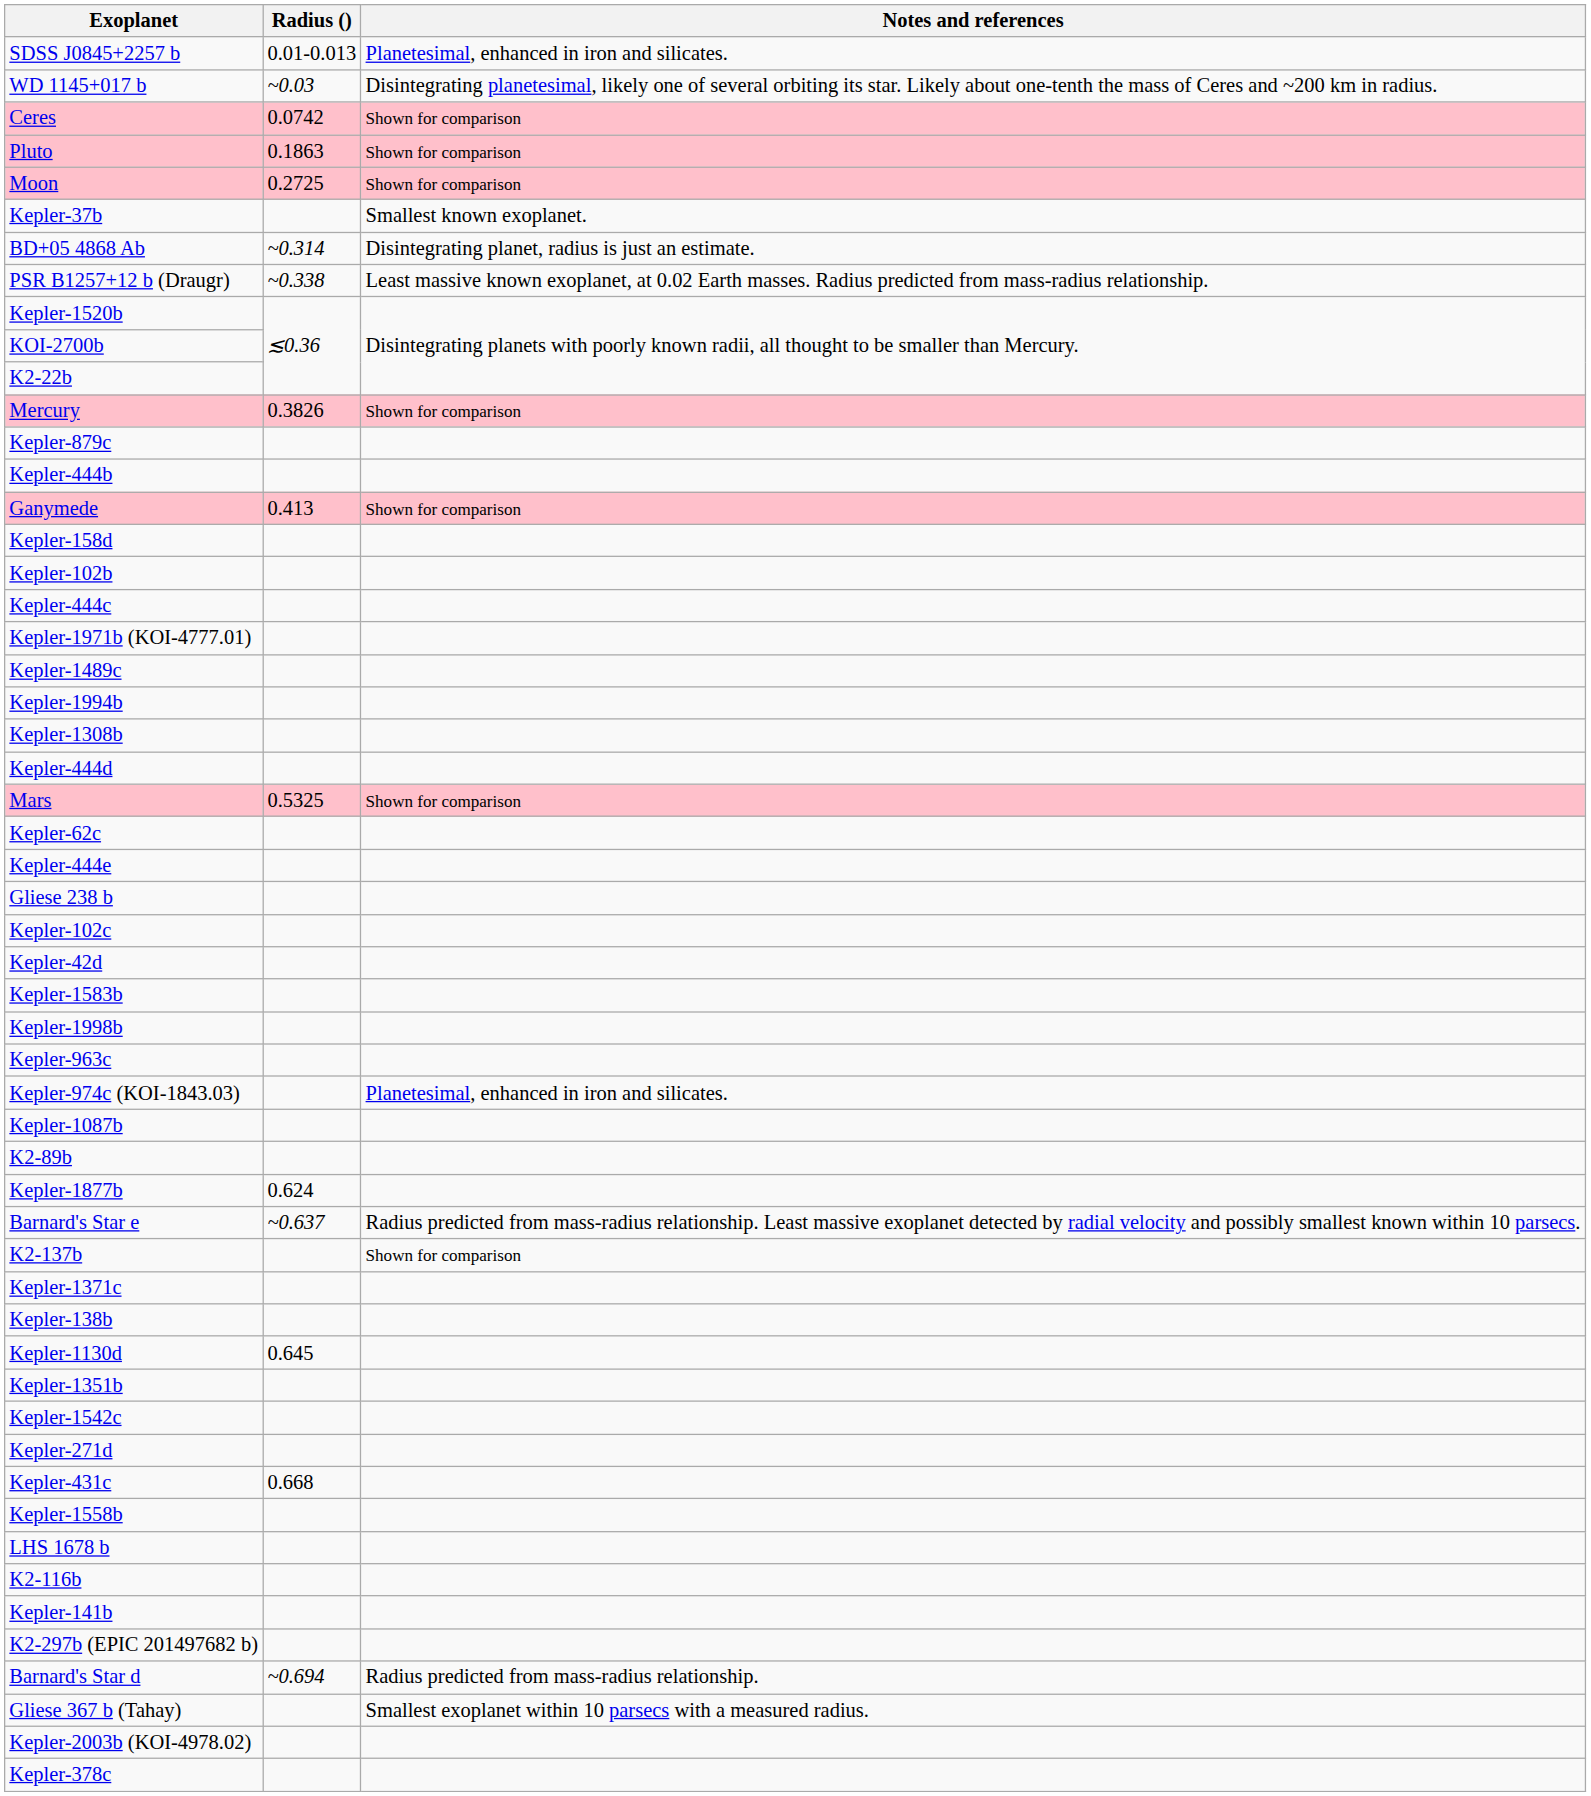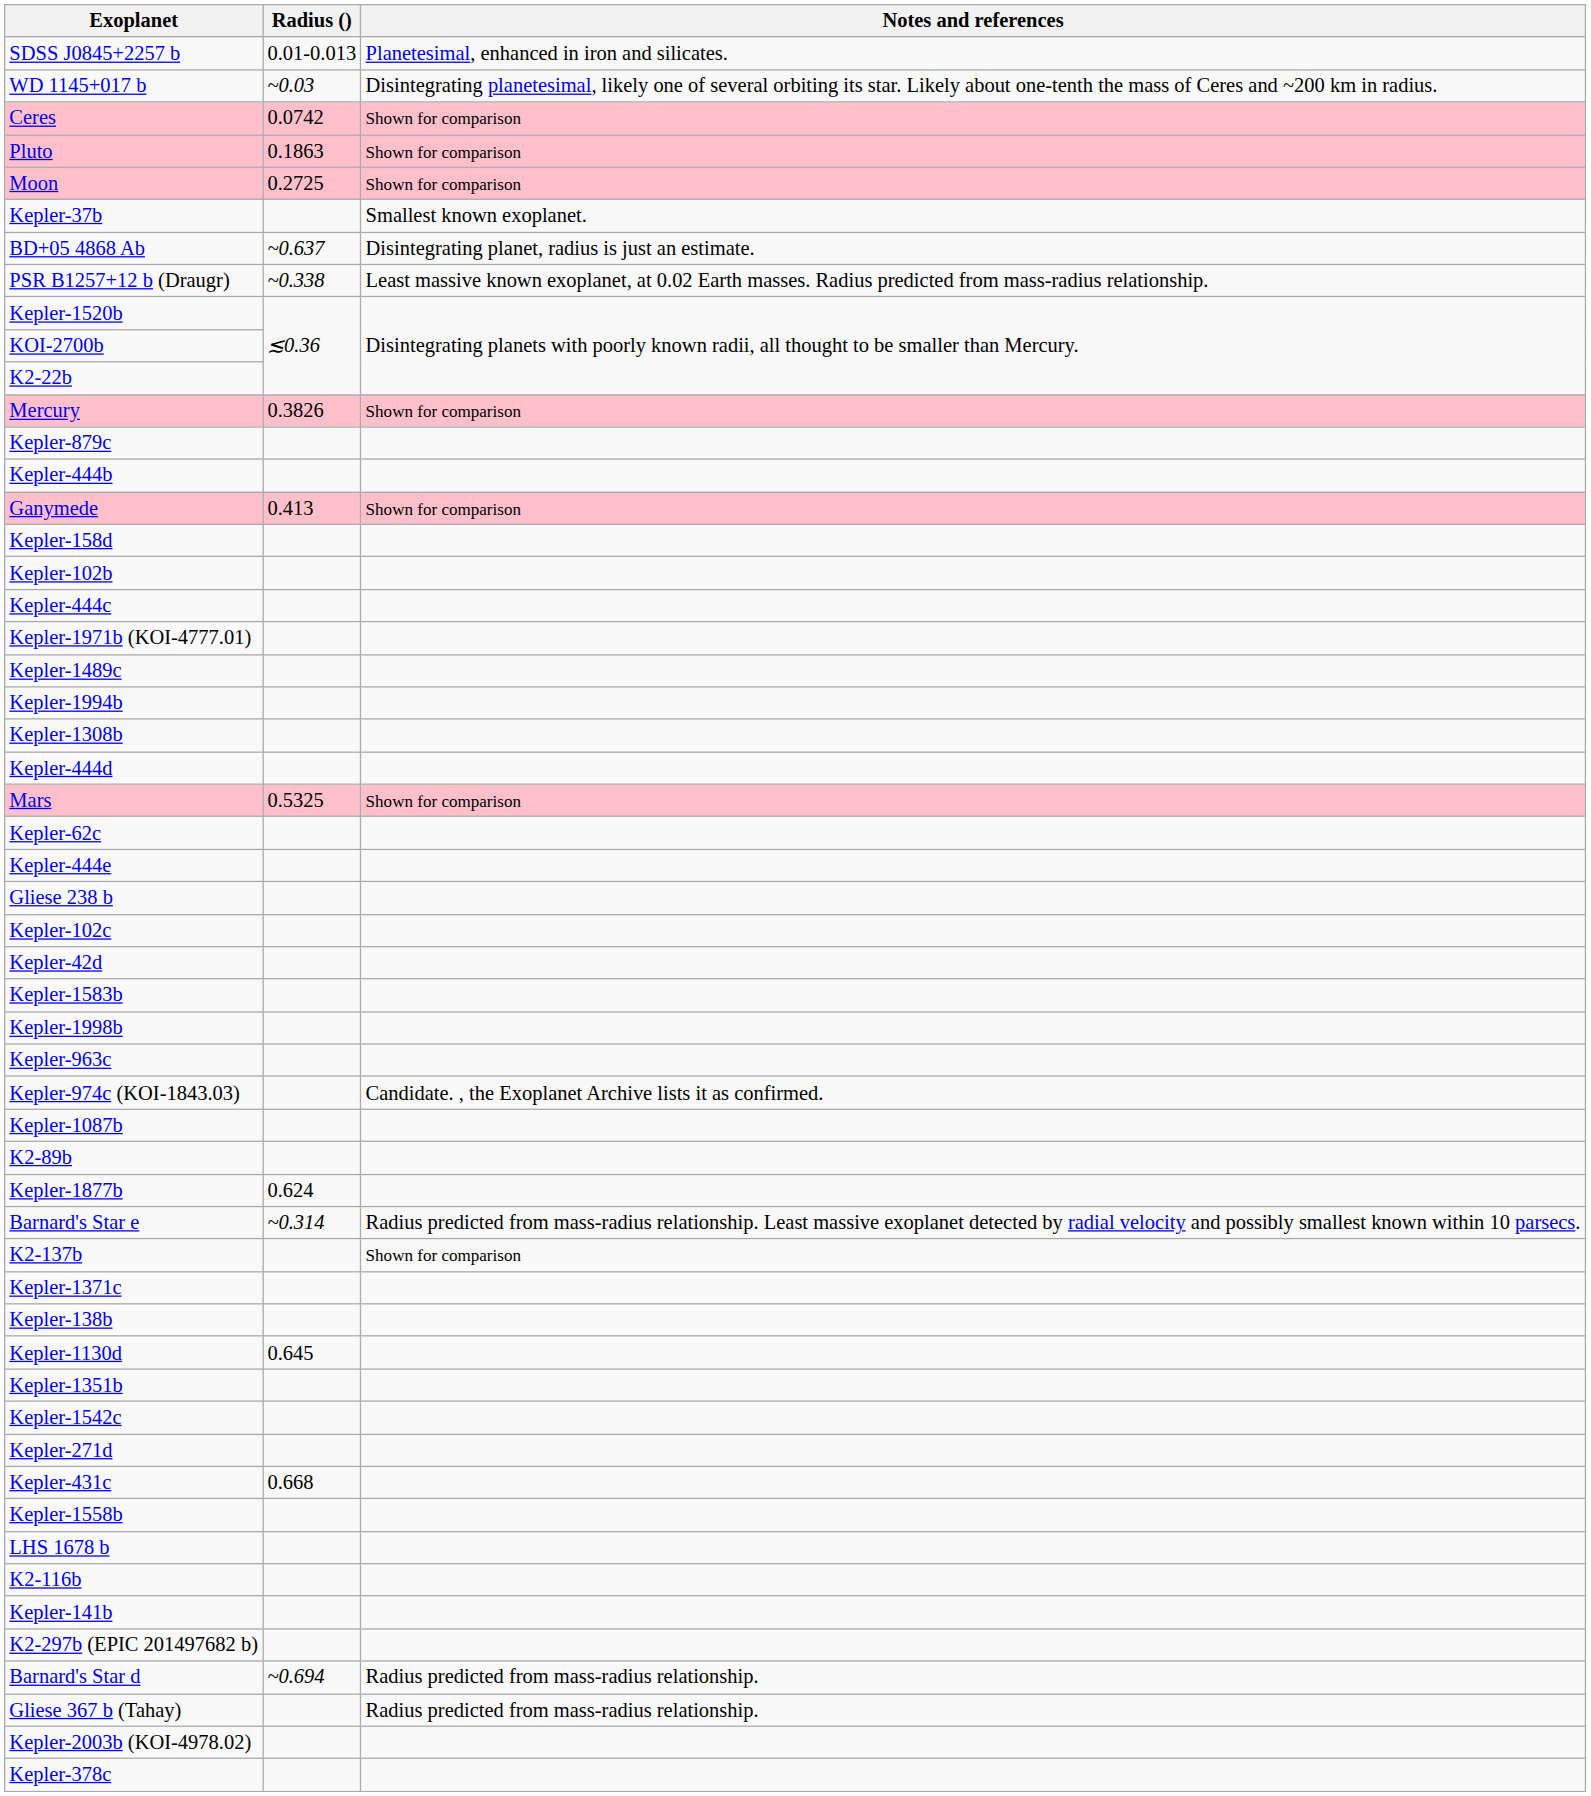(296, 248) ~0.314 -> (296, 248) ~0.637
(547, 1092) Planetesimal, enhanced in iron and silicates. -> (594, 1092) Candidate. , the Exoplanet Archive lists it as confirmed.
(296, 1222) ~0.637 -> (296, 1222) ~0.314
(617, 1709) Smallest exoplanet within 10 parsecs with a measured radius. -> (562, 1709) Radius predicted from mass-radius relationship.
